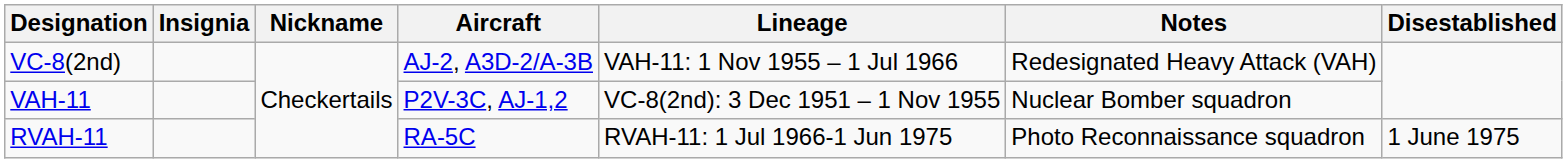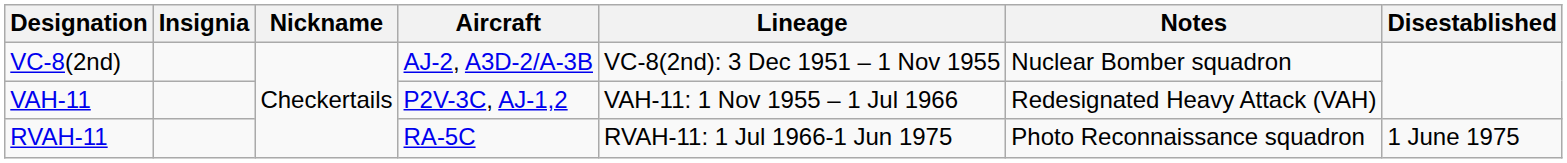(781, 61) VAH-11: 1 Nov 1955 – 1 Jul 1966 -> (802, 61) VC-8(2nd): 3 Dec 1951 – 1 Nov 1955
(1194, 61) Redesignated Heavy Attack (VAH) -> (1151, 61) Nuclear Bomber squadron
(802, 99) VC-8(2nd): 3 Dec 1951 – 1 Nov 1955 -> (781, 99) VAH-11: 1 Nov 1955 – 1 Jul 1966
(1151, 99) Nuclear Bomber squadron -> (1194, 99) Redesignated Heavy Attack (VAH)
